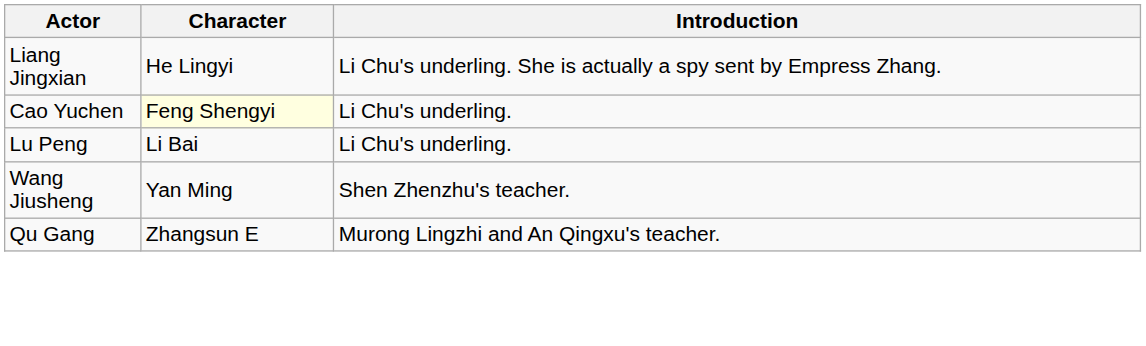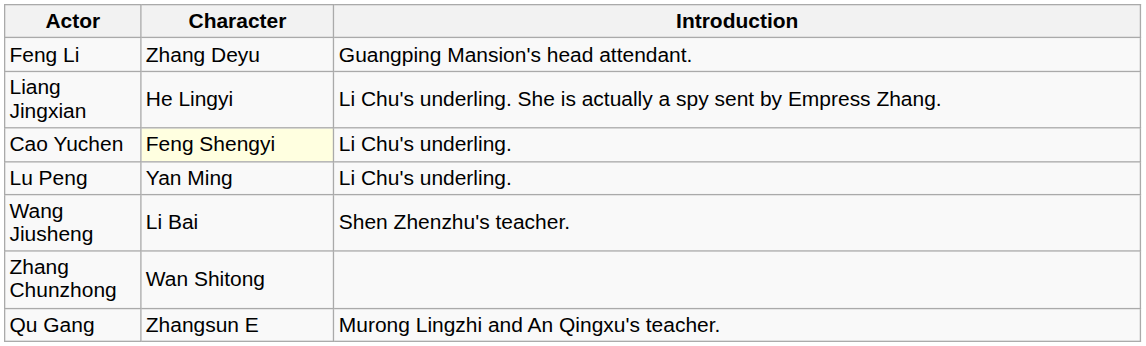+ row: (44, 54)
(172, 144) Li Bai -> (189, 177) Yan Ming
(189, 189) Yan Ming -> (172, 222) Li Bai
+ row: (63, 279)
